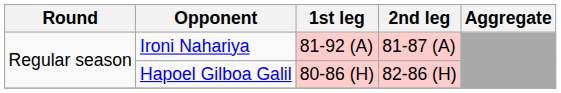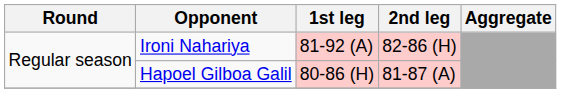(419, 46) 81-87 (A) -> (419, 46) 82-86 (H)
(419, 74) 82-86 (H) -> (419, 74) 81-87 (A)
